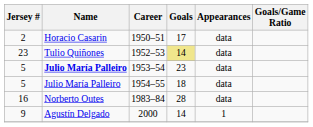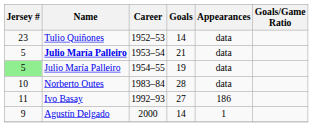- row: (148, 38)
(181, 53) khaki background -> (181, 38) no background
(181, 68) 23 -> (181, 53) 21
(23, 83) no background -> (23, 68) lightgreen background
(181, 83) 18 -> (181, 68) 19
(23, 99) 16 -> (23, 83) 10
+ row: (148, 99)
